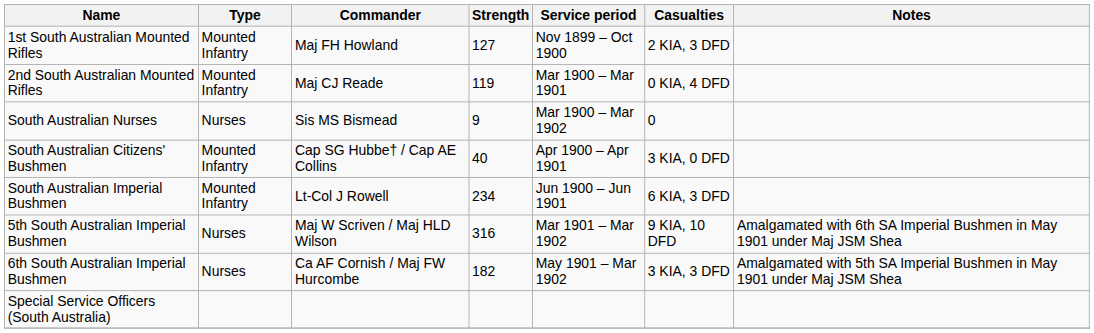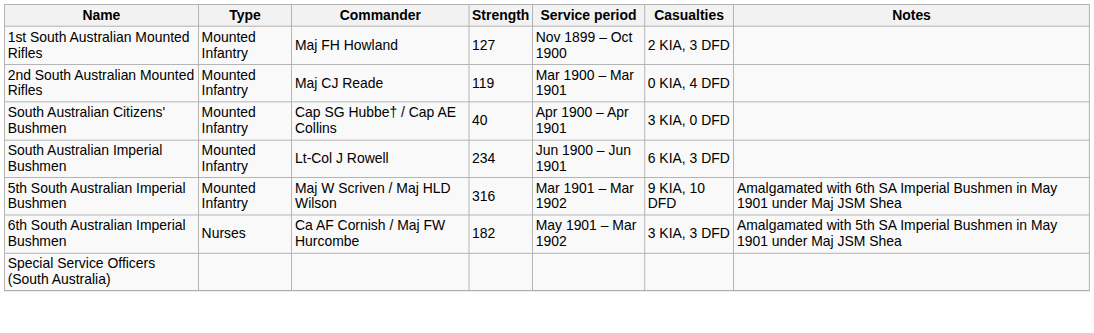- row: (82, 120)
(224, 234) Nurses -> (229, 196) Mounted Infantry
